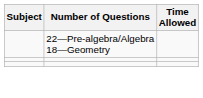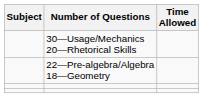+ row: (24, 44)
